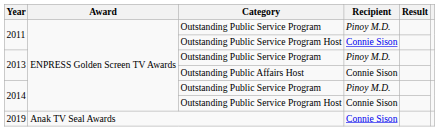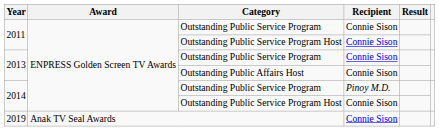(368, 27) Pinoy M.D. -> (372, 27) Connie Sison
(368, 57) Pinoy M.D. -> (372, 57) Connie Sison
